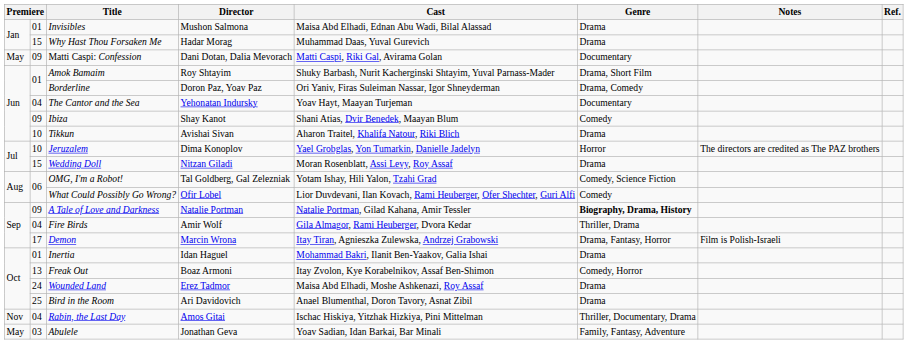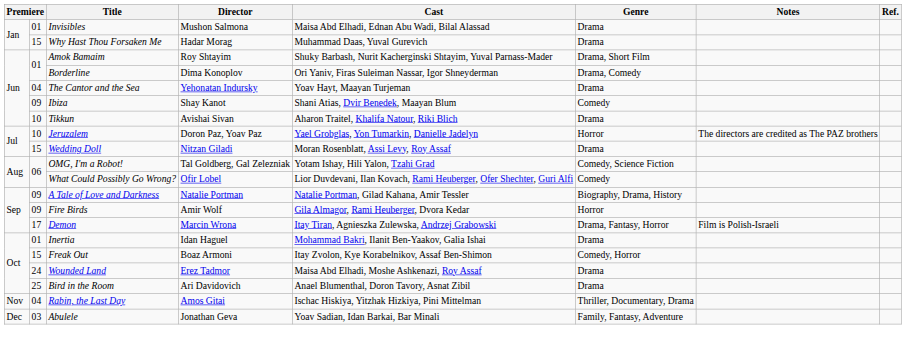- row: (95, 57)
(221, 88) Doron Paz, Yoav Paz -> (212, 73) Dima Konoplov
(606, 103) Documentary -> (591, 88) Drama
(212, 149) Dima Konoplov -> (221, 133) Doron Paz, Yoav Paz
(635, 210) bold -> (630, 194) normal
(37, 225) 04 -> (36, 210) 09
(609, 225) Thriller, Drama -> (591, 210) Horror
(37, 270) 13 -> (36, 255) 15
(15, 331) May -> (14, 316) Dec
